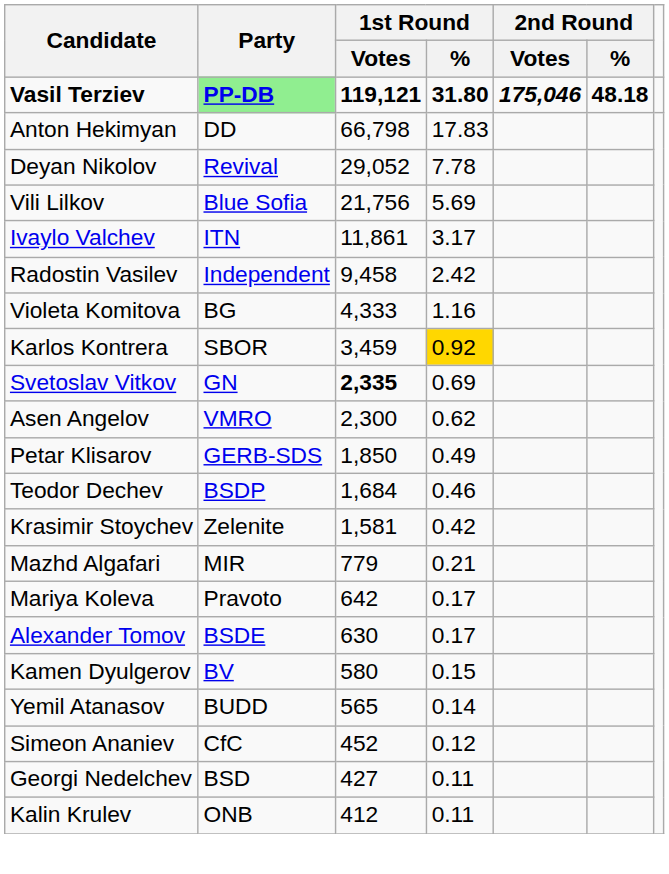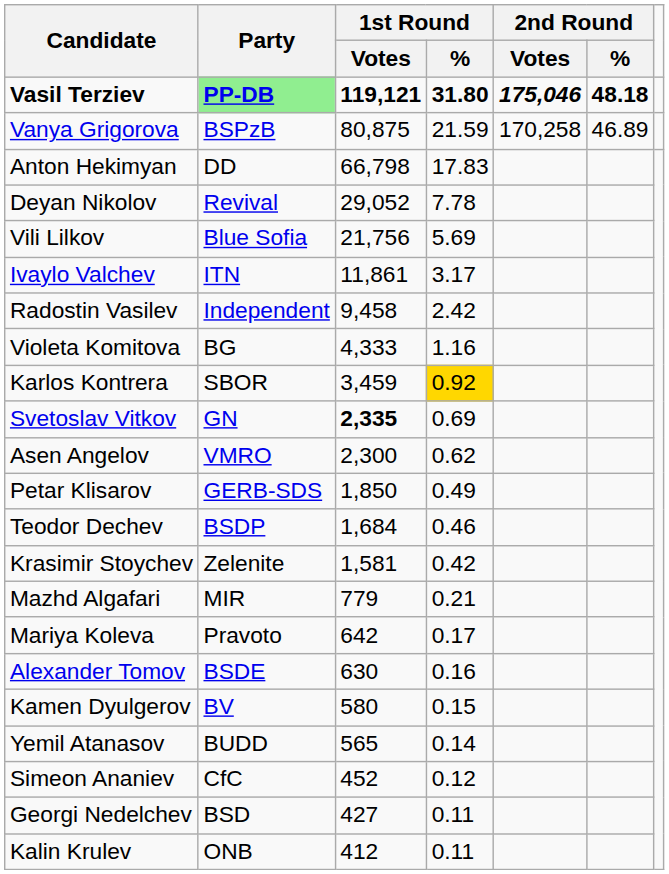+ row: (94, 130)
(454, 635) 0.17 -> (454, 671) 0.16
